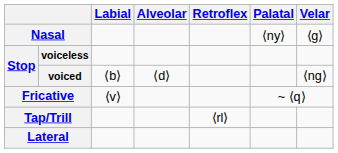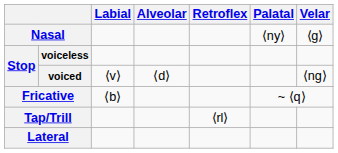(113, 76) ⟨b⟩ -> (113, 76) ⟨v⟩
(113, 97) ⟨v⟩ -> (113, 97) ⟨b⟩
